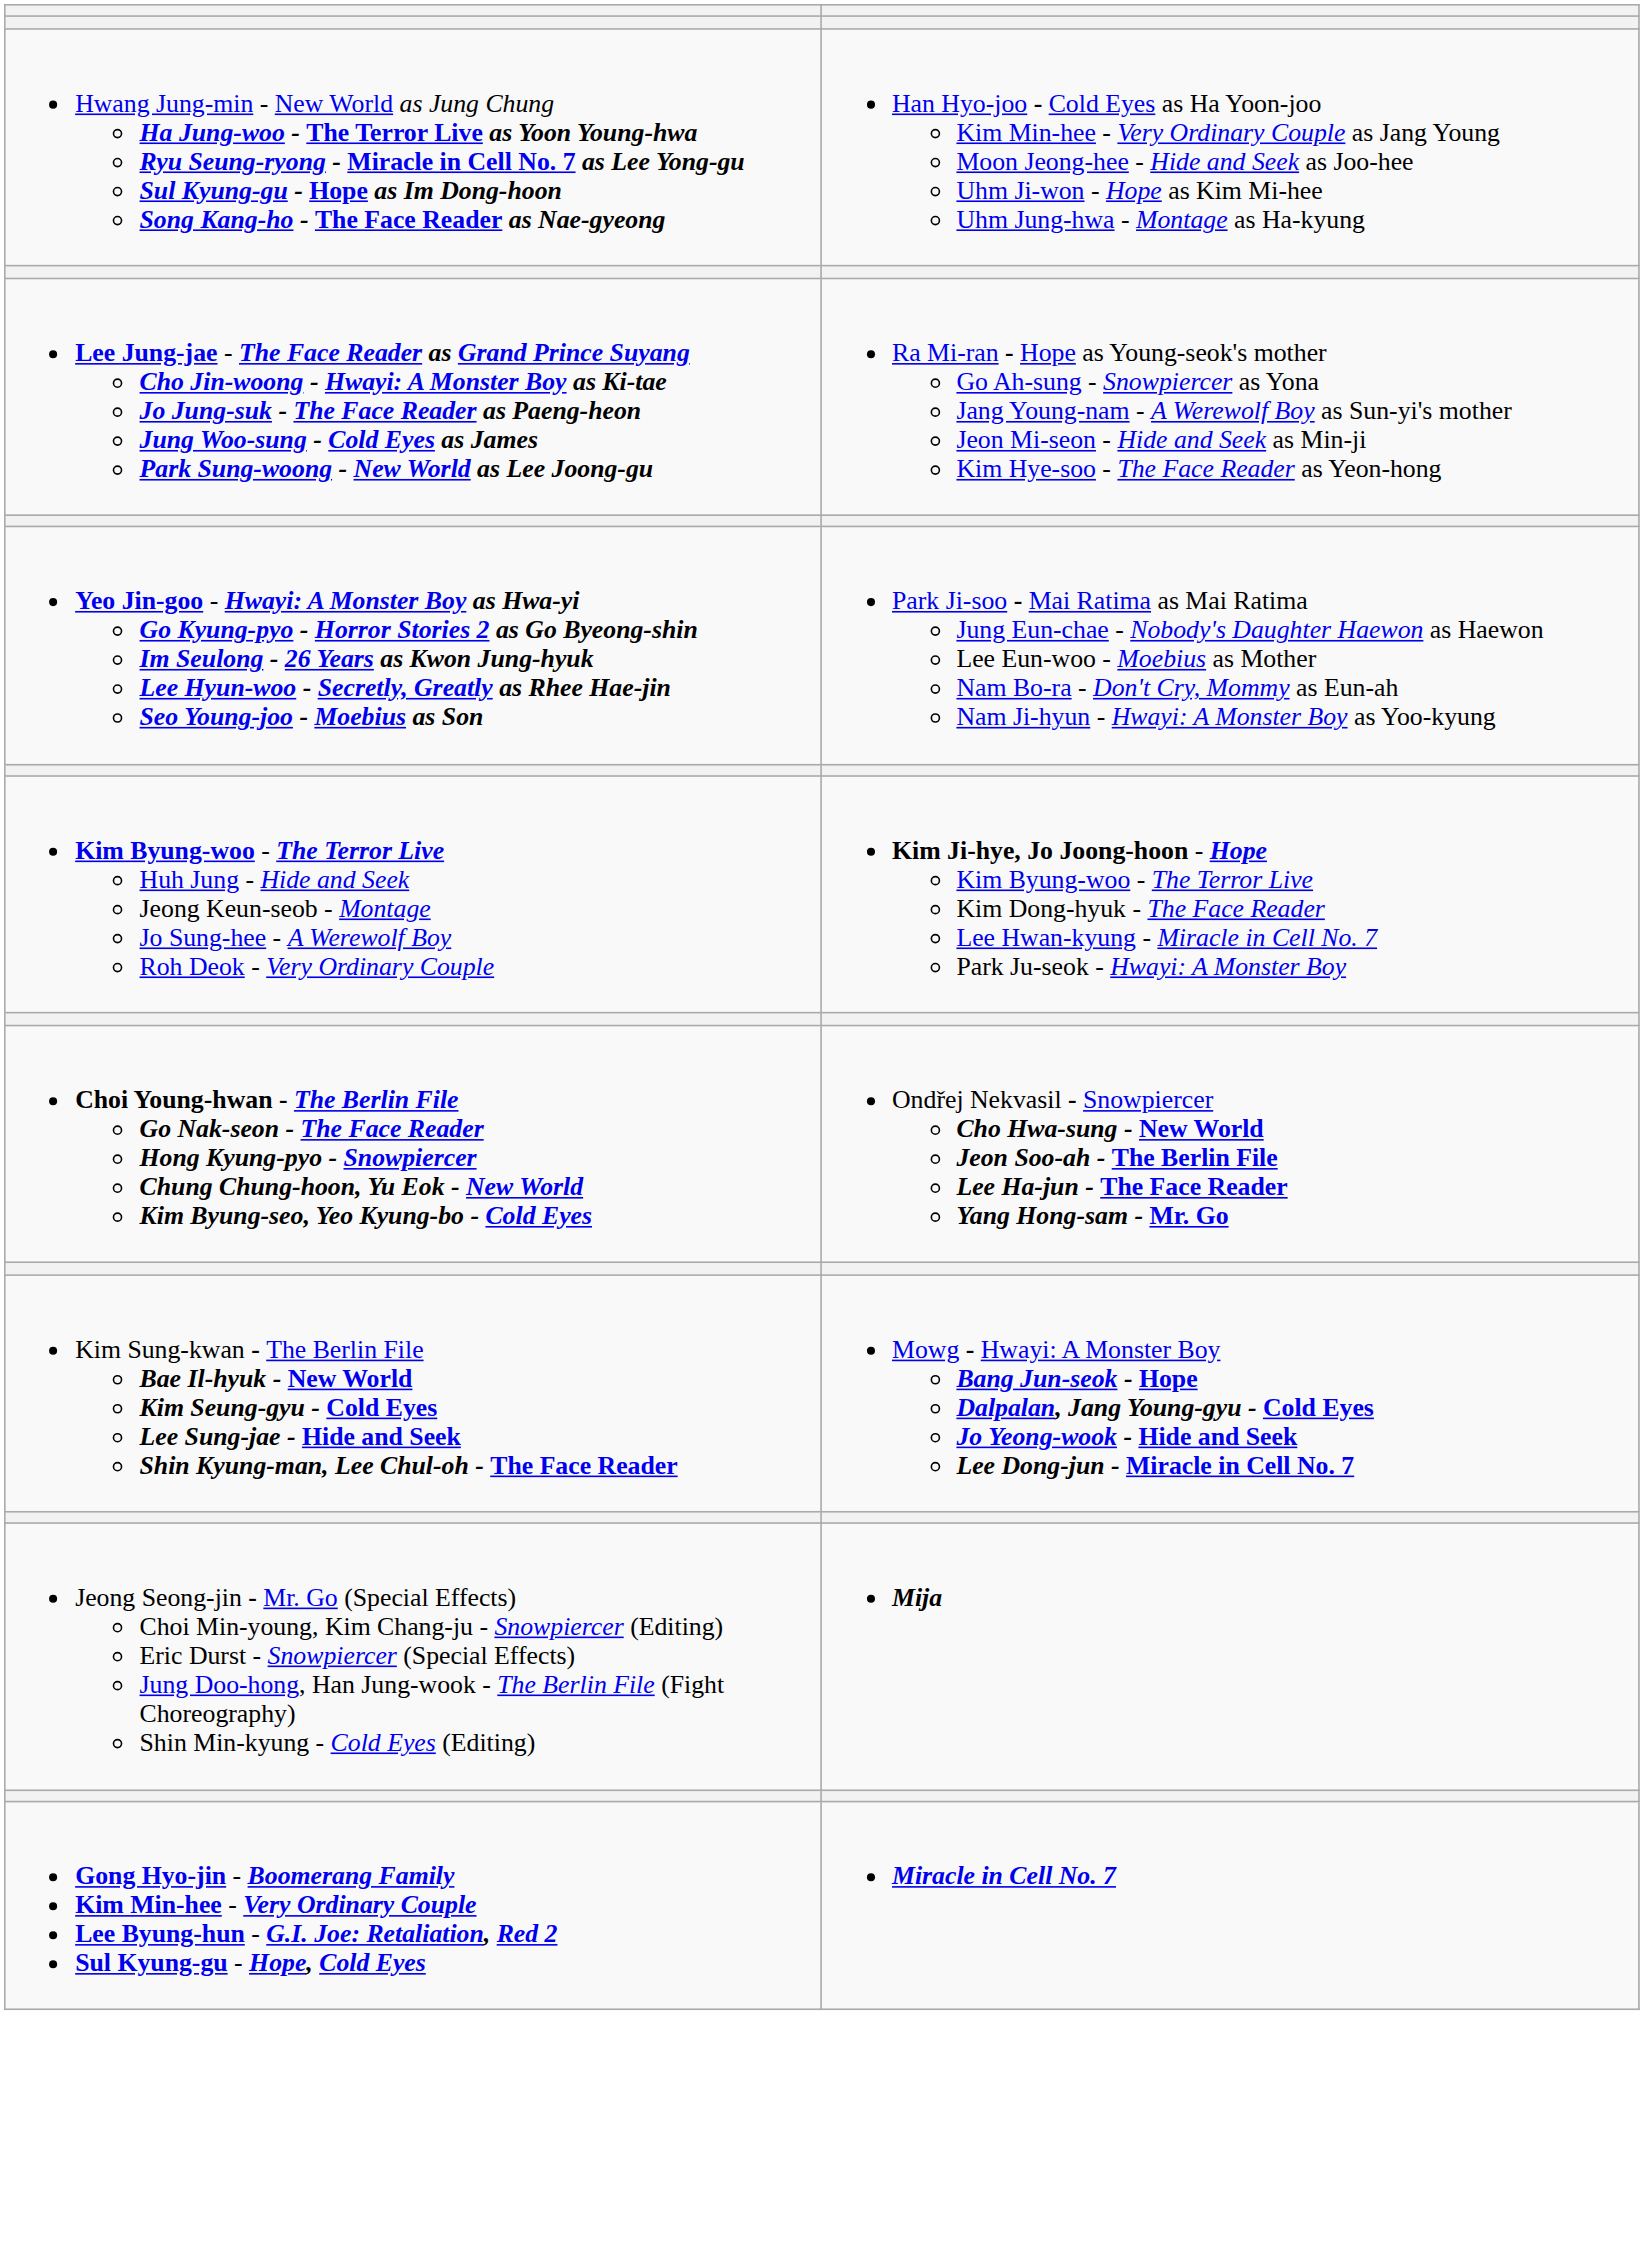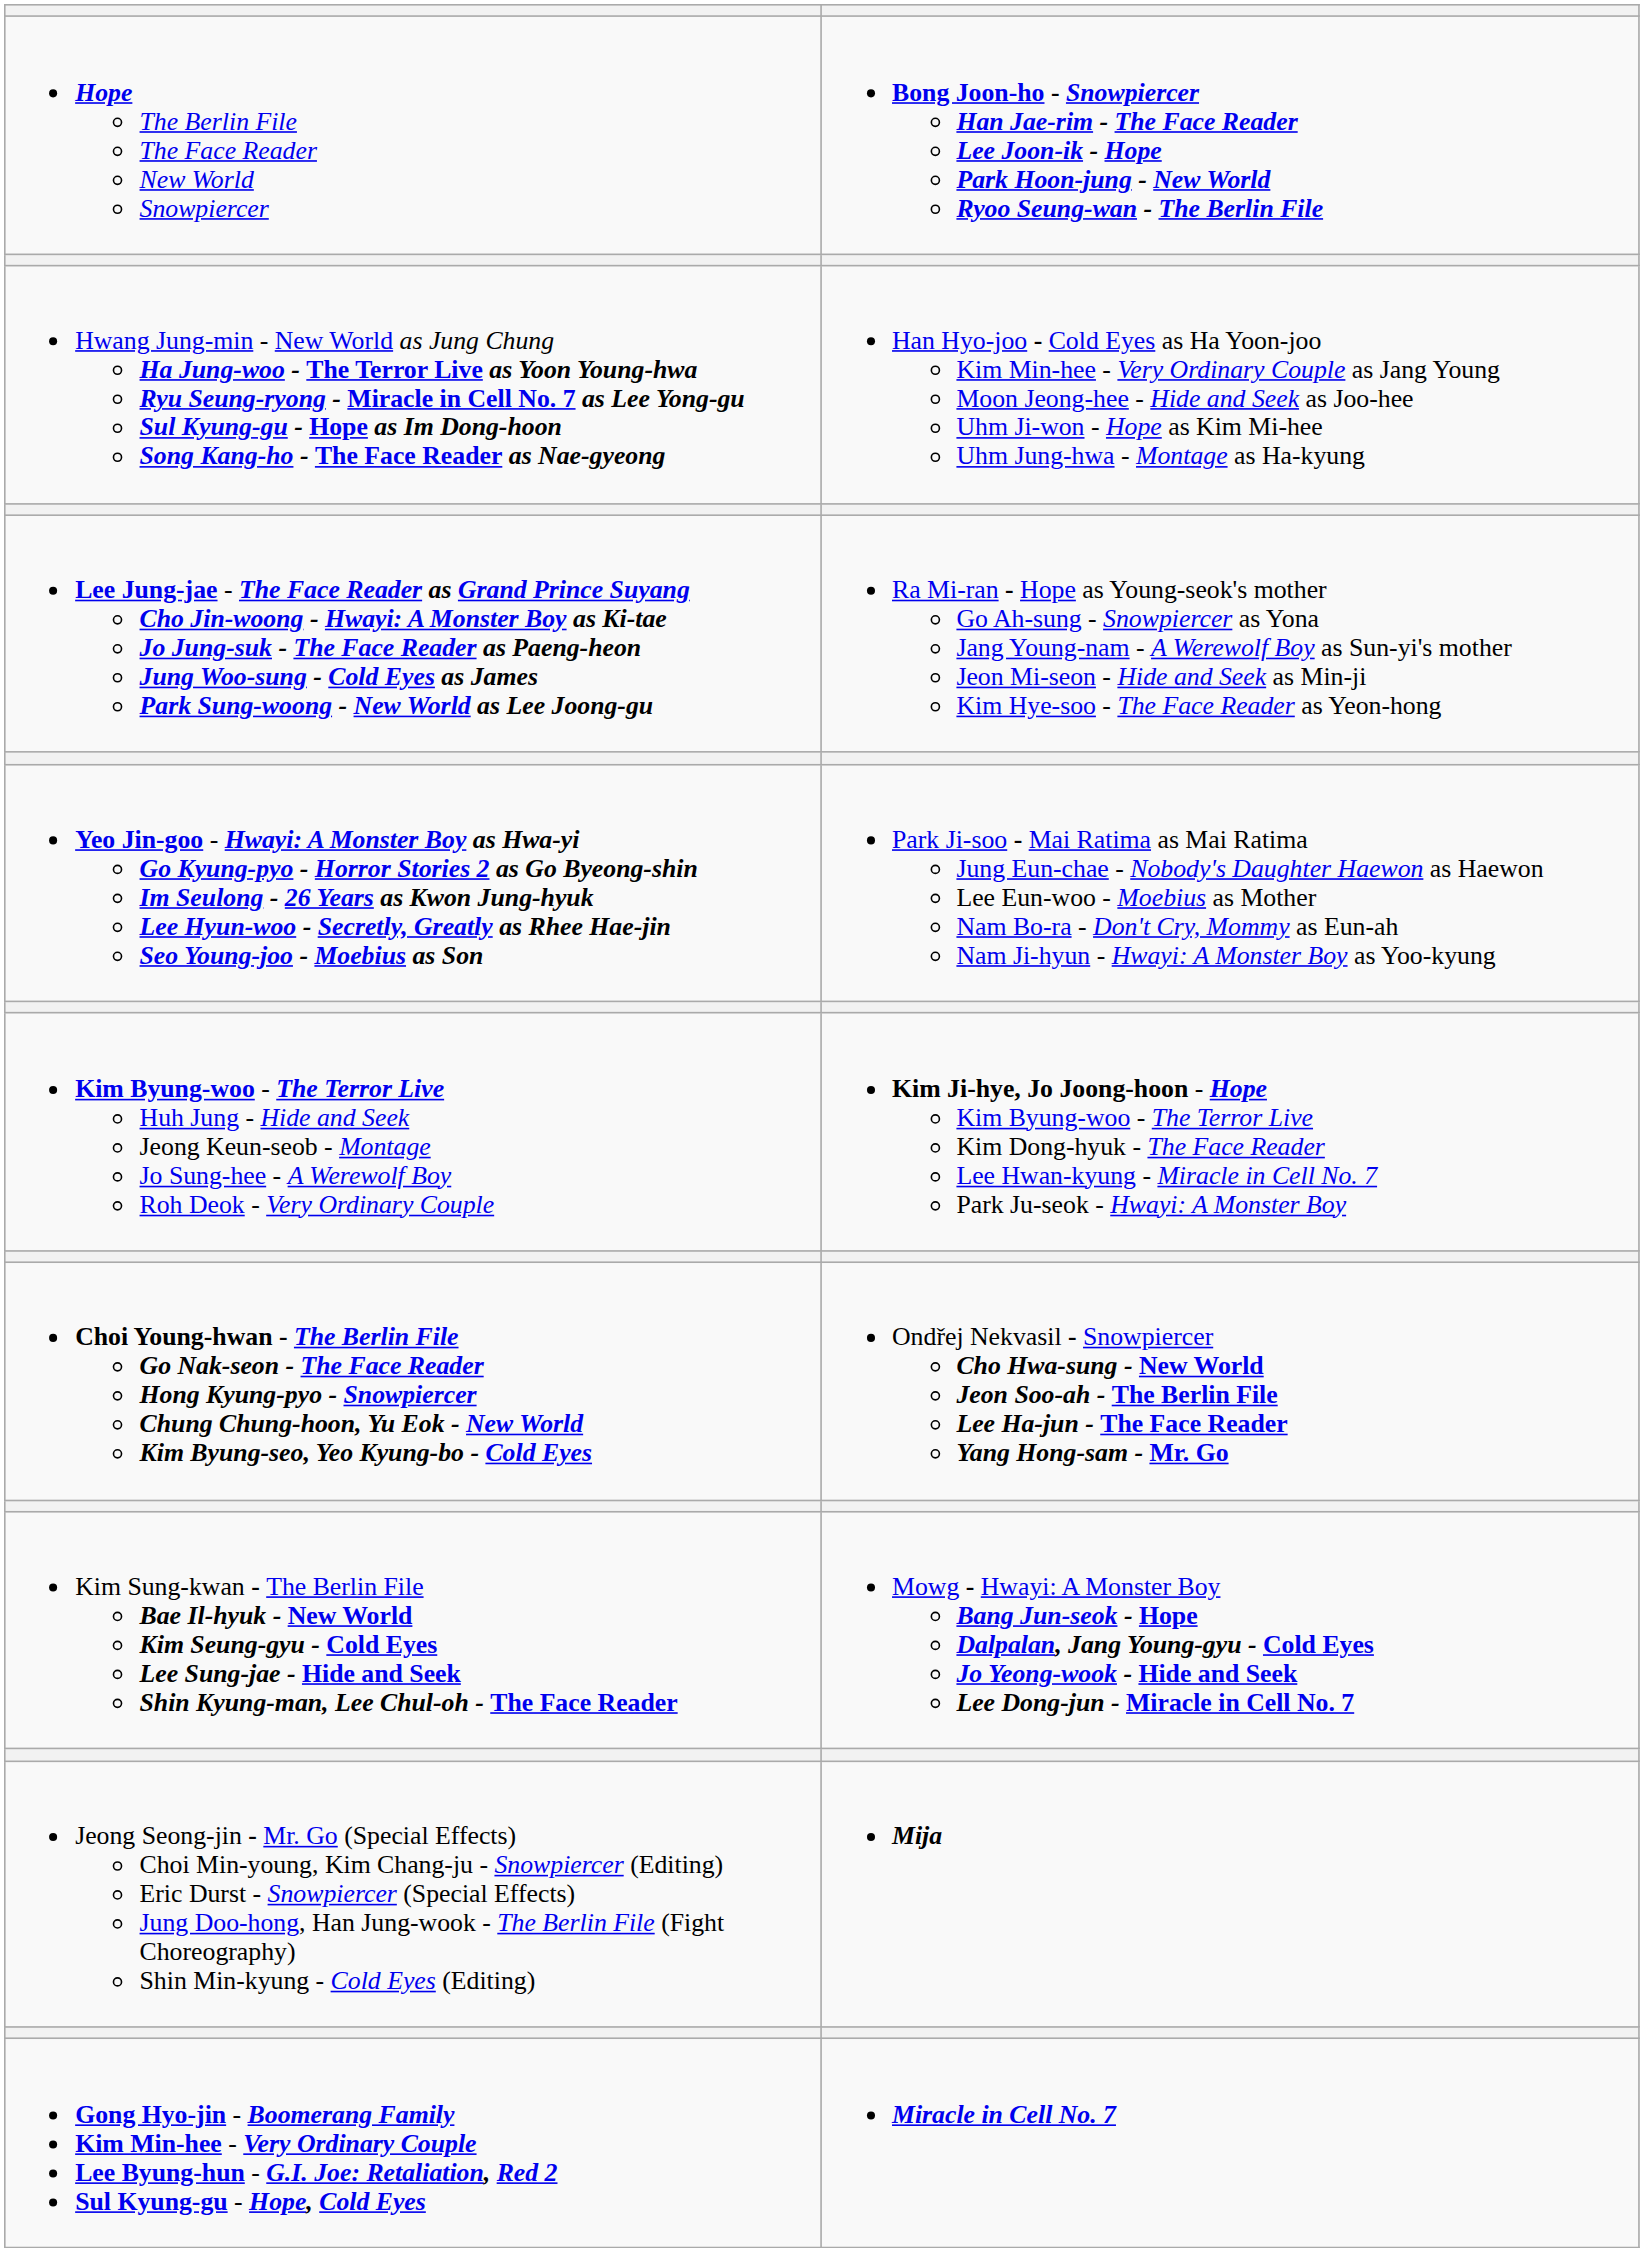+ row: (413, 150)
